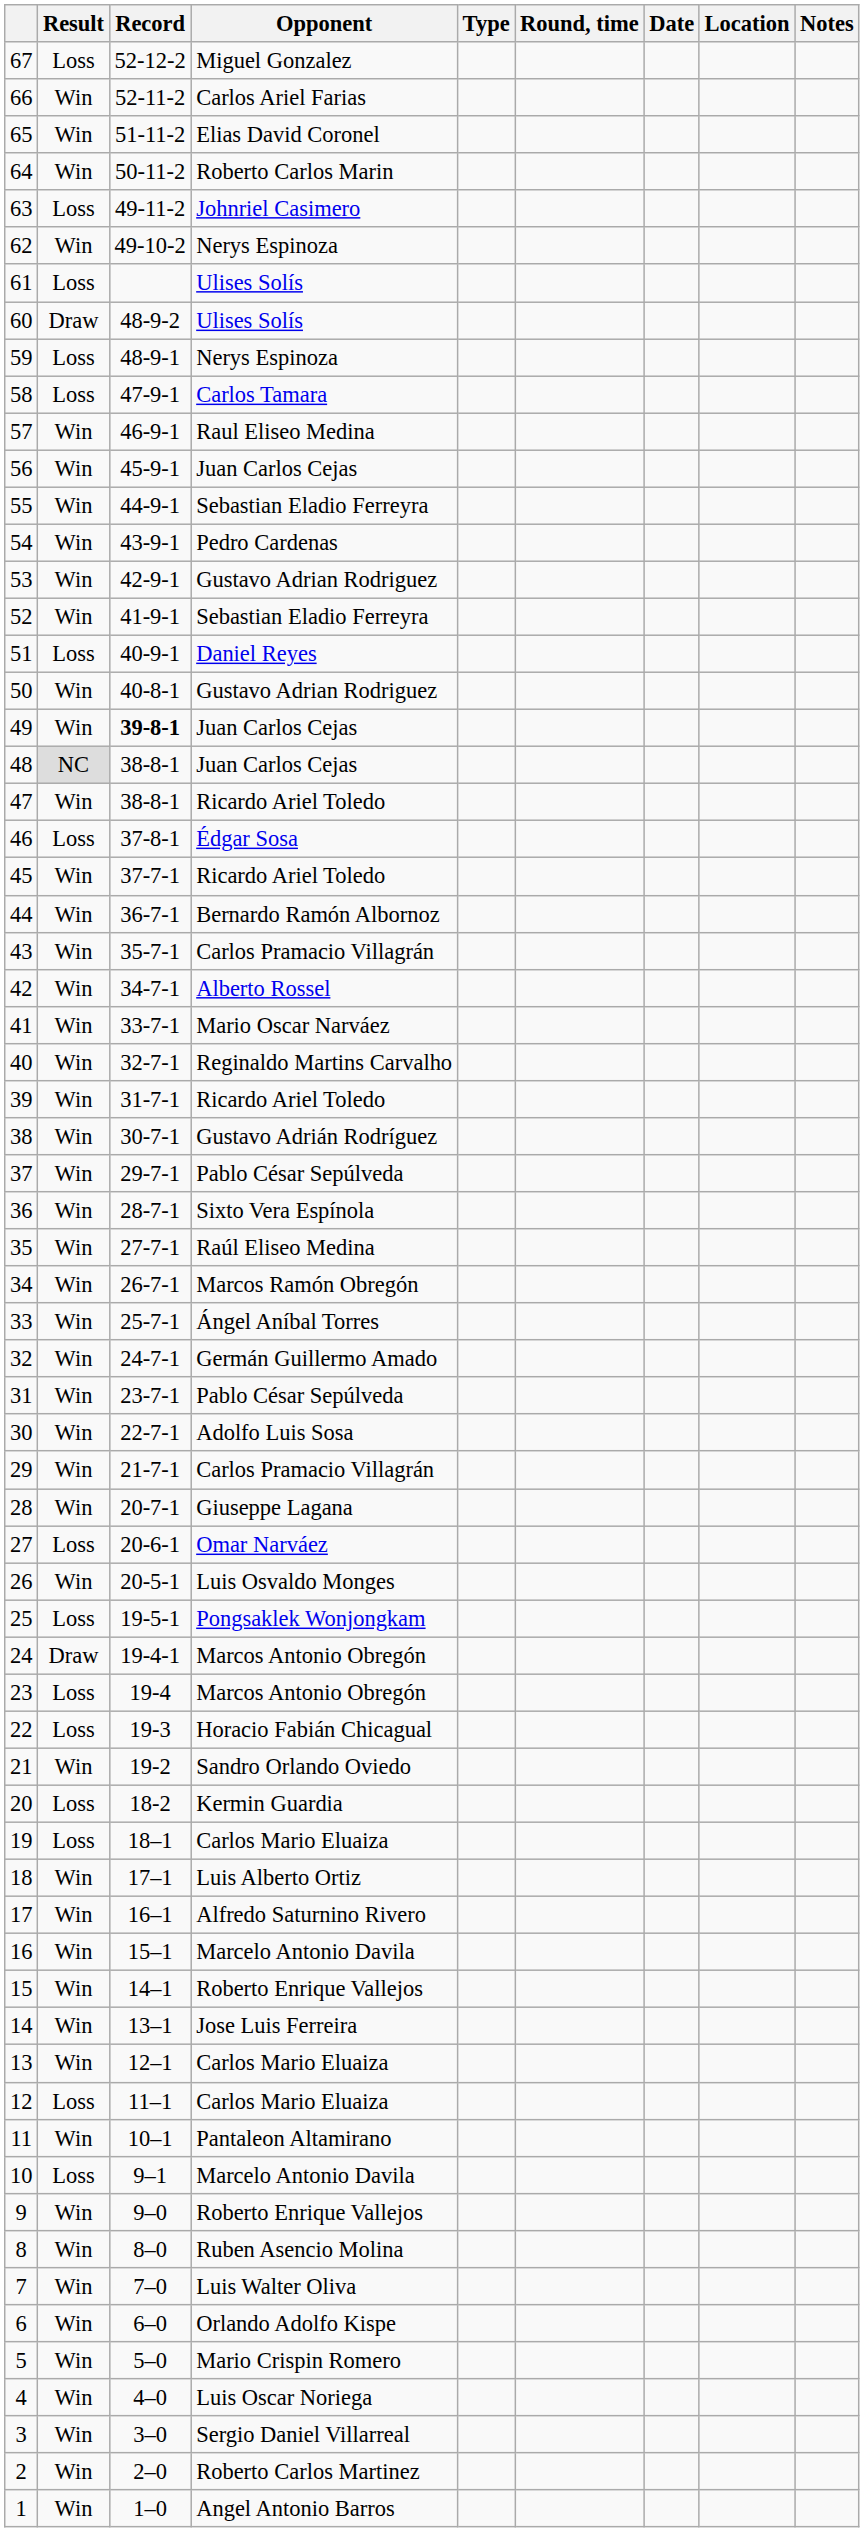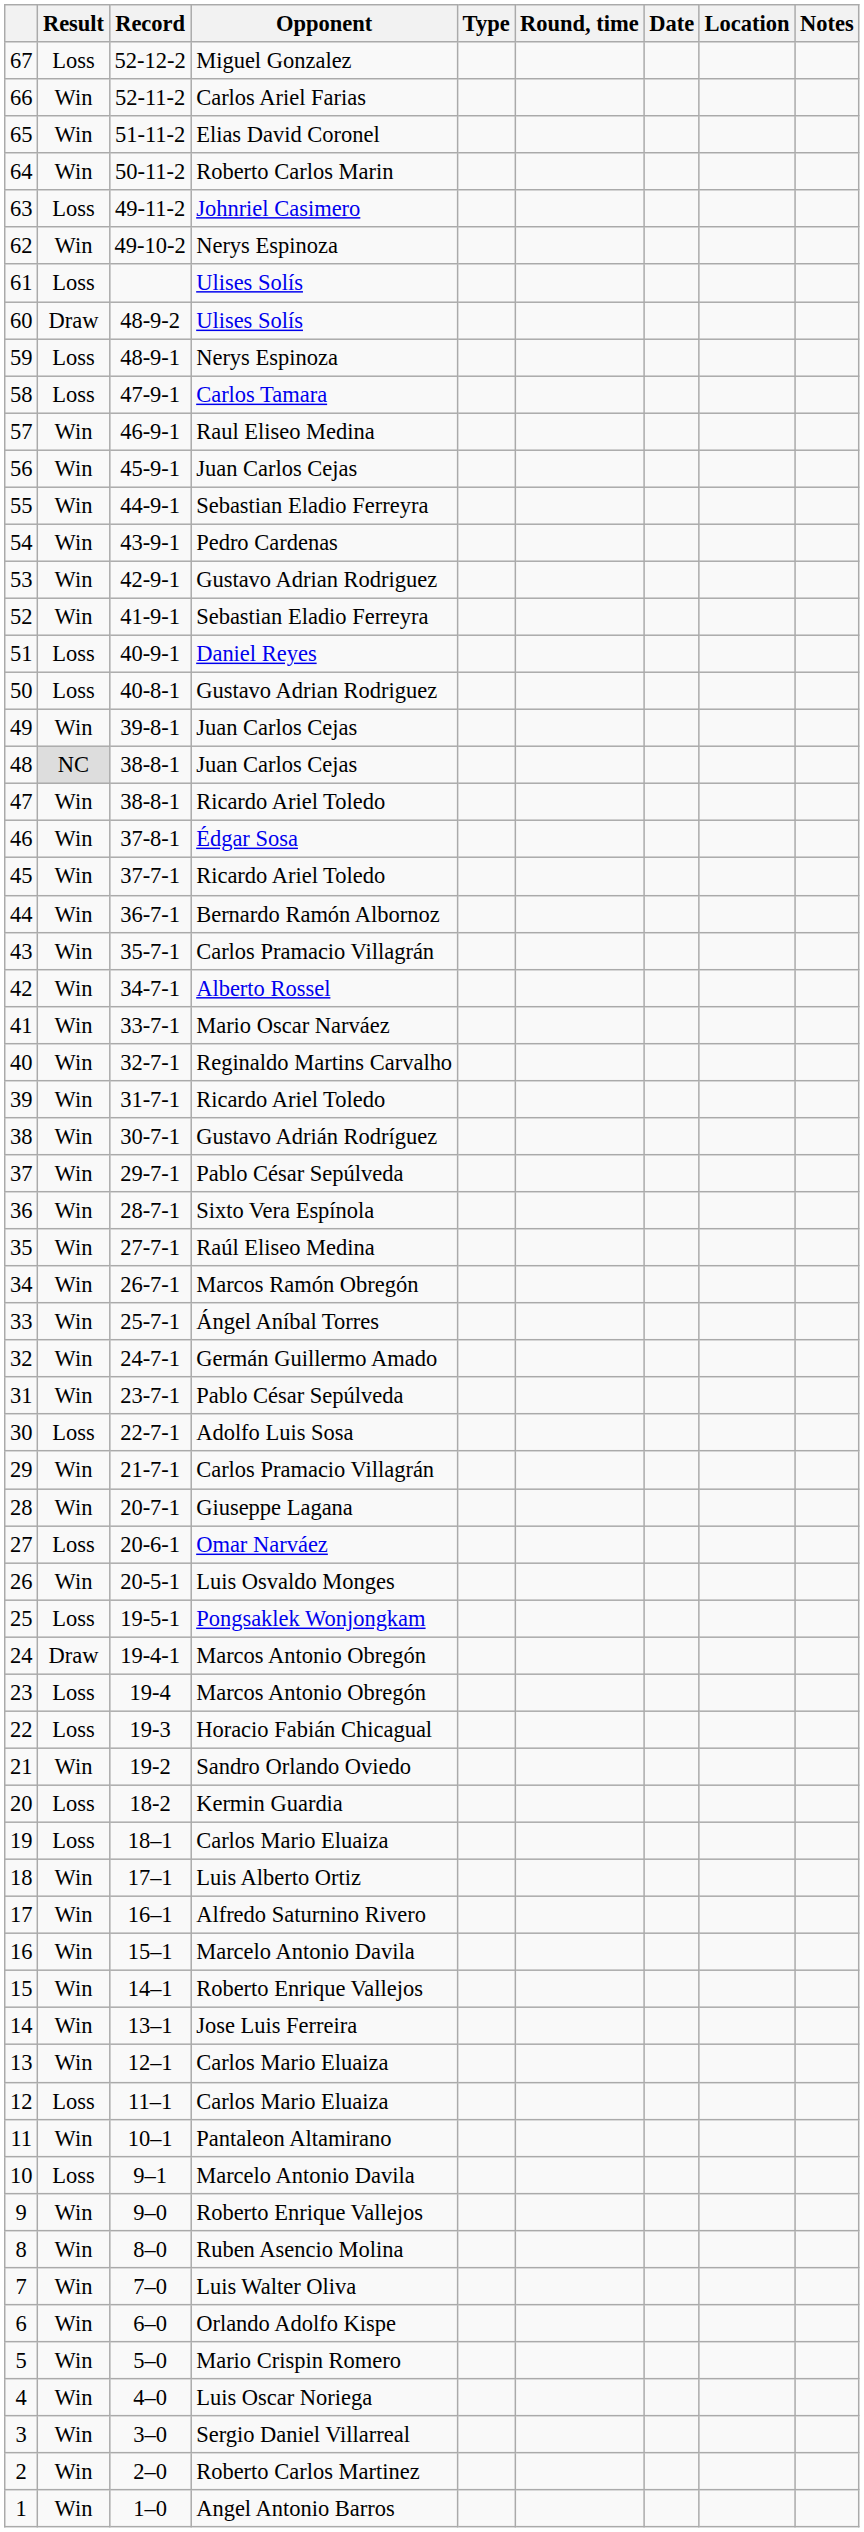(73, 690) Win -> (73, 690) Loss
(150, 727) bold -> (150, 727) normal
(73, 839) Loss -> (73, 839) Win
(73, 1432) Win -> (73, 1432) Loss
